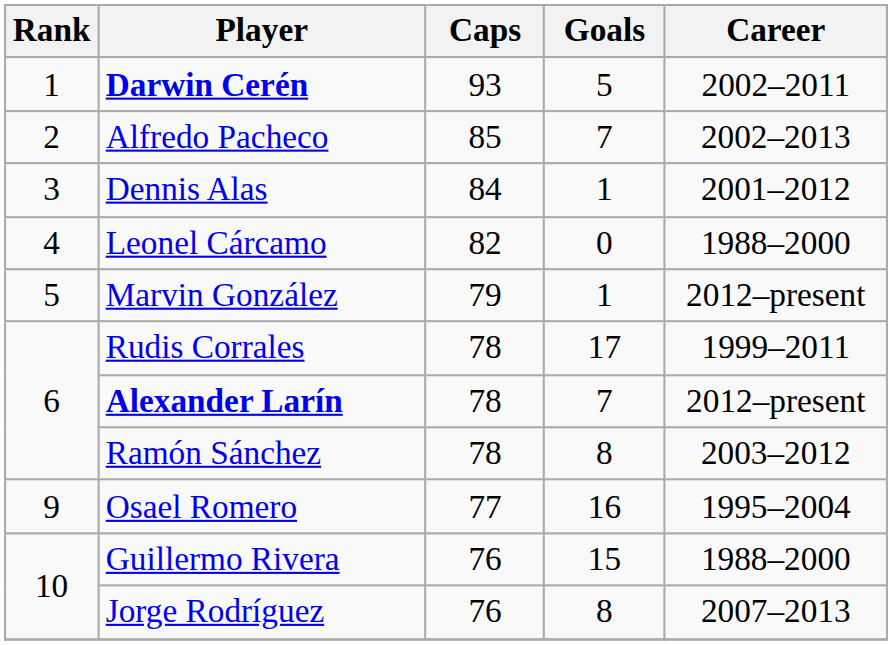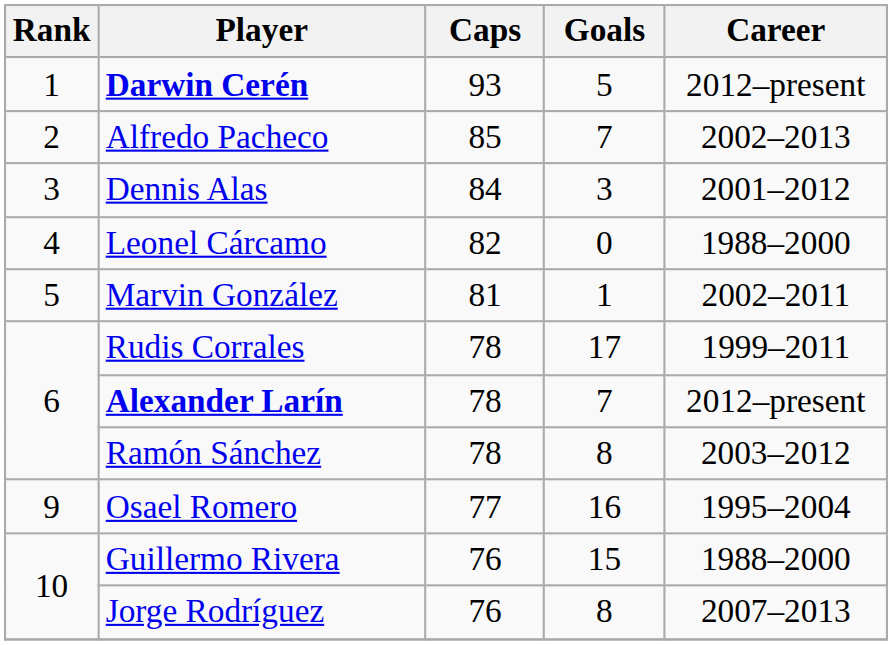(776, 83) 2002–2011 -> (776, 83) 2012–present
(604, 189) 1 -> (604, 189) 3
(485, 294) 79 -> (485, 294) 81
(776, 294) 2012–present -> (776, 294) 2002–2011
